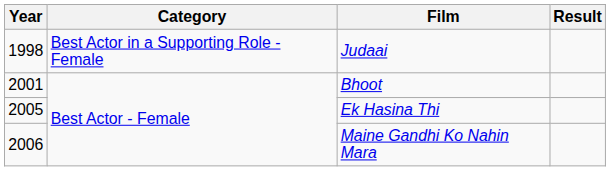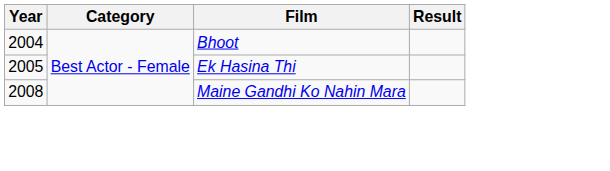- row: (364, 51)
(26, 85) 2001 -> (26, 42) 2004
(26, 144) 2006 -> (26, 92) 2008
